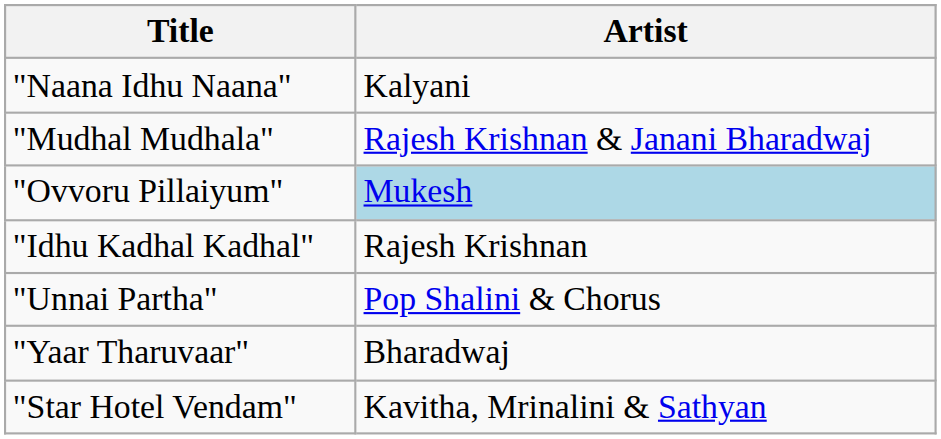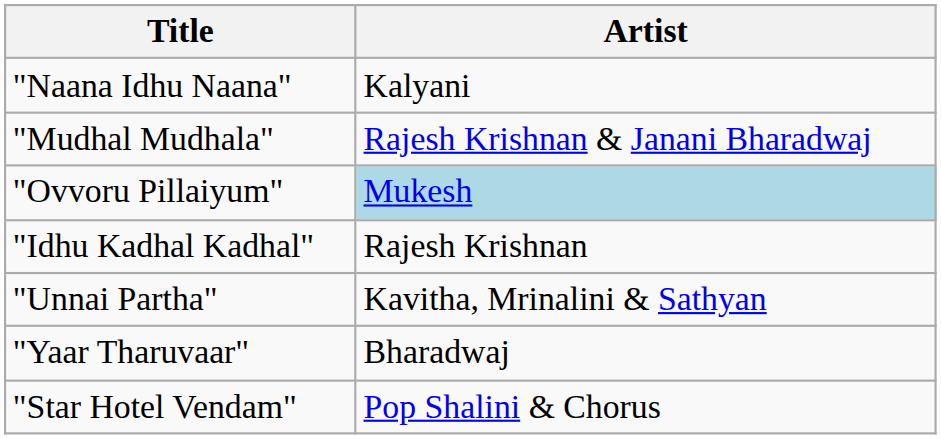(512, 298) Pop Shalini & Chorus -> (565, 298) Kavitha, Mrinalini & Sathyan
(565, 406) Kavitha, Mrinalini & Sathyan -> (512, 406) Pop Shalini & Chorus
